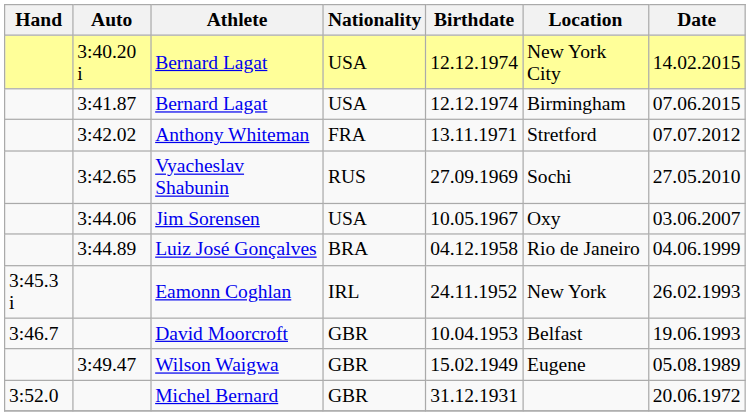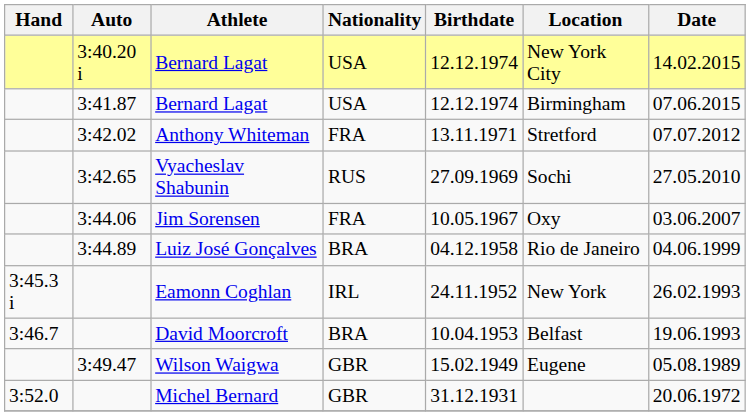(347, 218) USA -> (347, 218) FRA
(348, 333) GBR -> (348, 333) BRA
